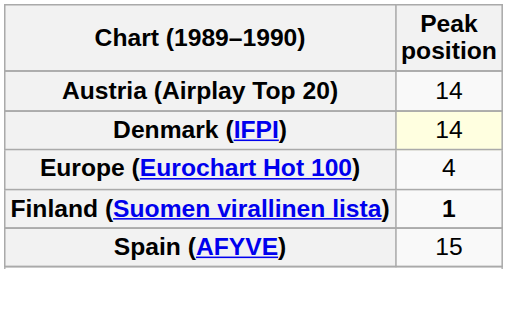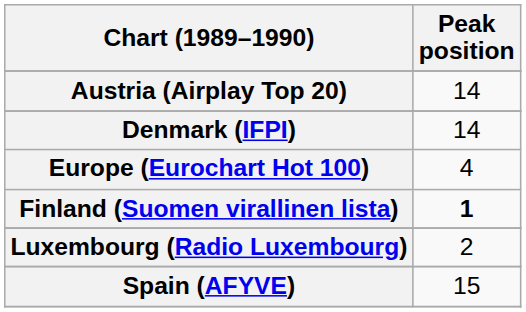(449, 129) lightyellow background -> (467, 129) no background
+ row: (209, 247)
